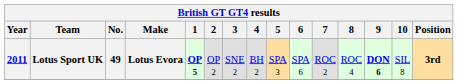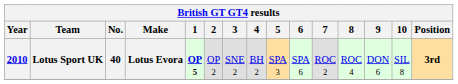(17, 58) 2011 -> (17, 58) 2010
(115, 58) 49 -> (115, 58) 40
(378, 64) bold -> (378, 64) normal
